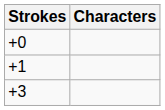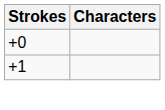- row: (17, 92)
